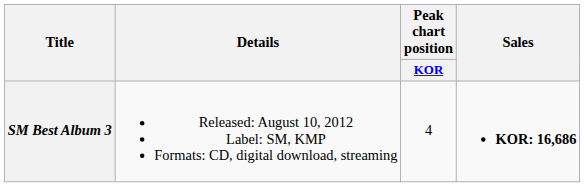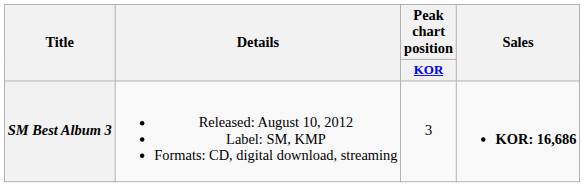(429, 131) 4 -> (429, 131) 3
